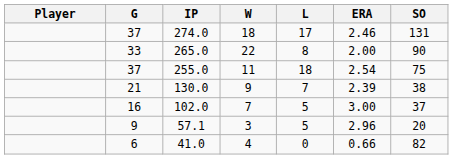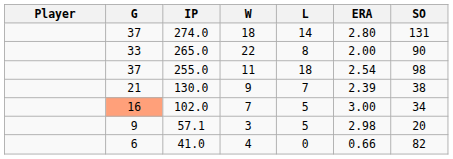(305, 32) 17 -> (305, 32) 14
(362, 32) 2.46 -> (362, 32) 2.80
(419, 70) 75 -> (419, 70) 98
(134, 107) no background -> (134, 107) lightsalmon background
(419, 107) 37 -> (419, 107) 34
(362, 126) 2.96 -> (362, 126) 2.98
